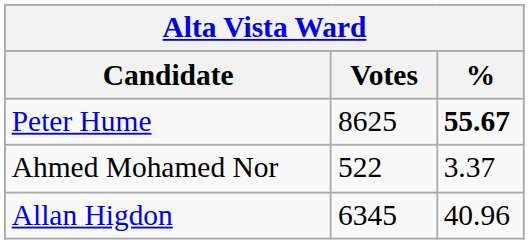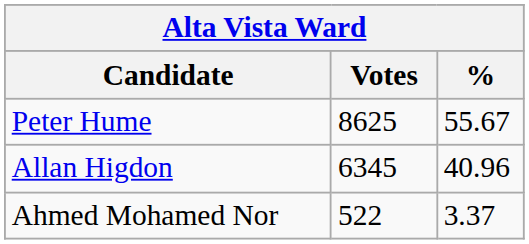(477, 121) bold -> (477, 121) normal
rows swapped: (92, 214) <-> (145, 167)
